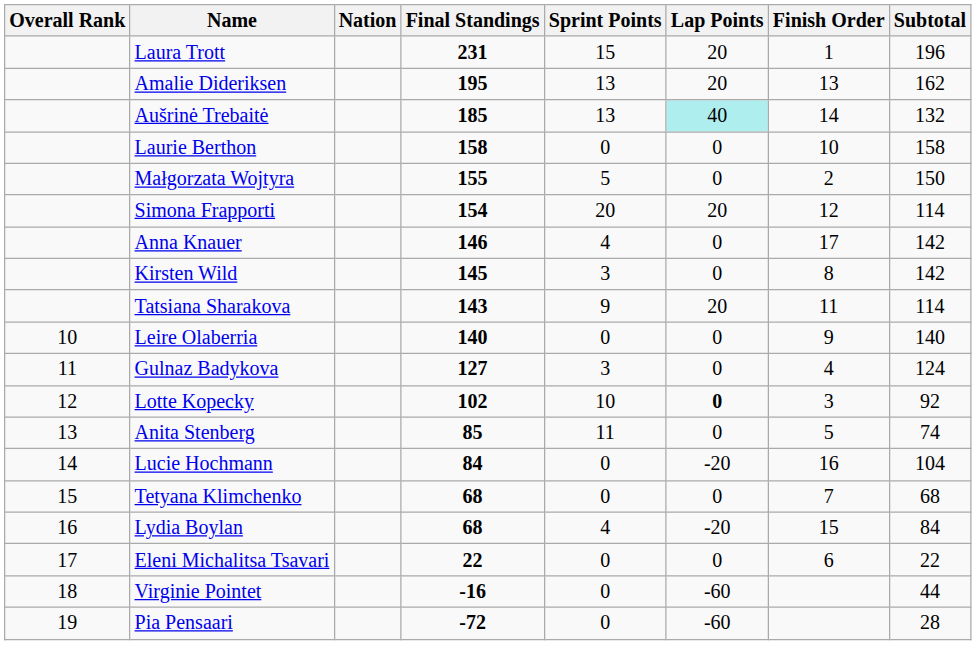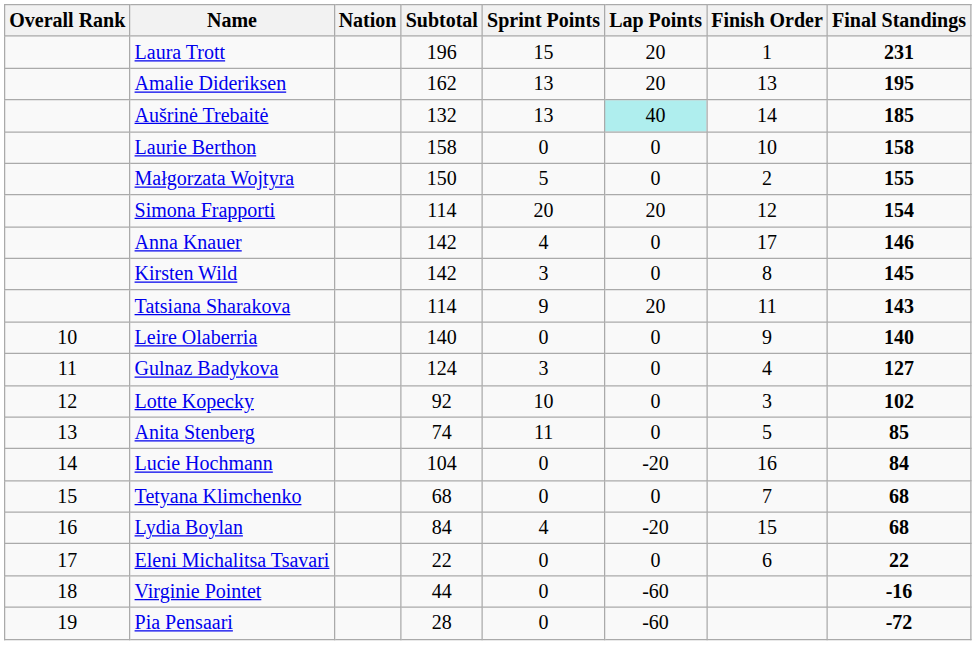columns swapped: (930, 20) <-> (473, 20)
(717, 400) bold -> (656, 400) normal
